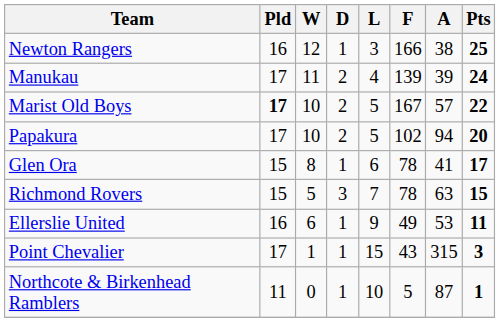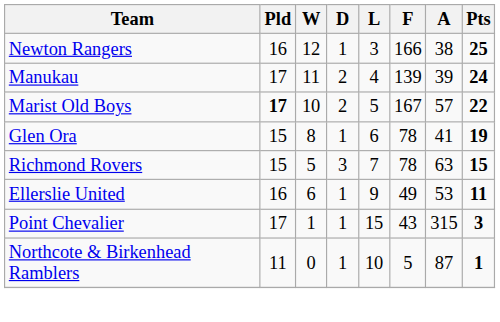- row: (43, 135)
(478, 164) 17 -> (478, 135) 19
